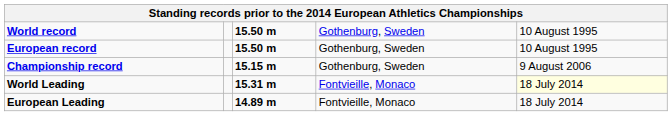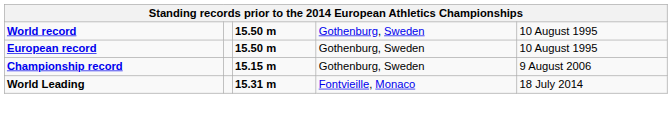(551, 84) lightyellow background -> (551, 84) no background
- row: (56, 102)
